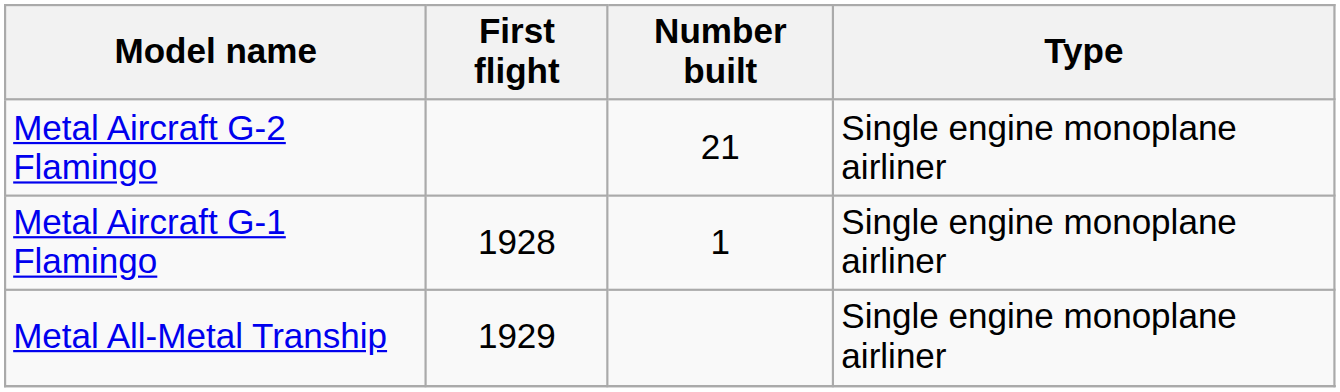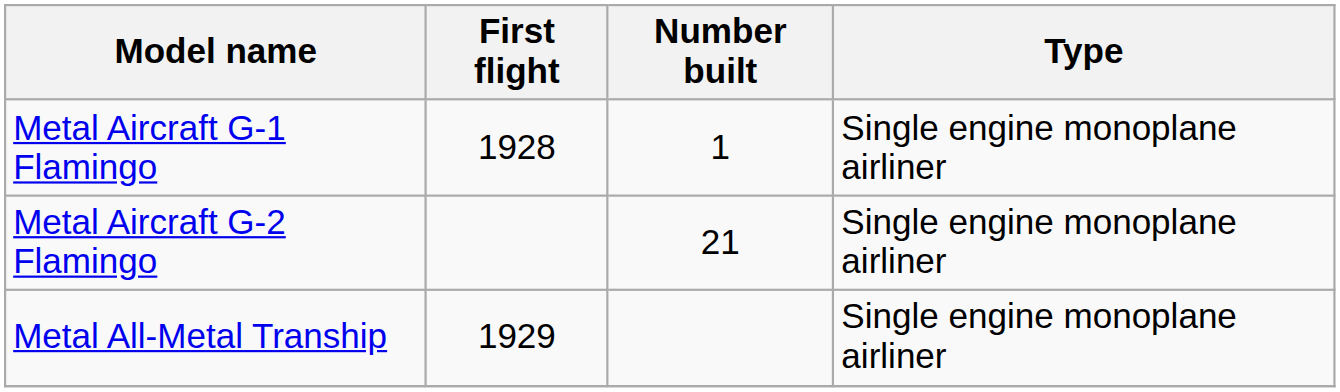rows swapped: (149, 241) <-> (149, 146)
